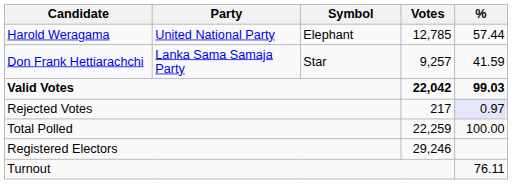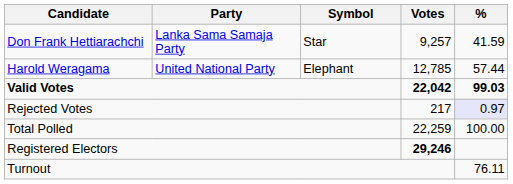rows swapped: (58, 34) <-> (75, 61)
(432, 149) normal -> (432, 149) bold
